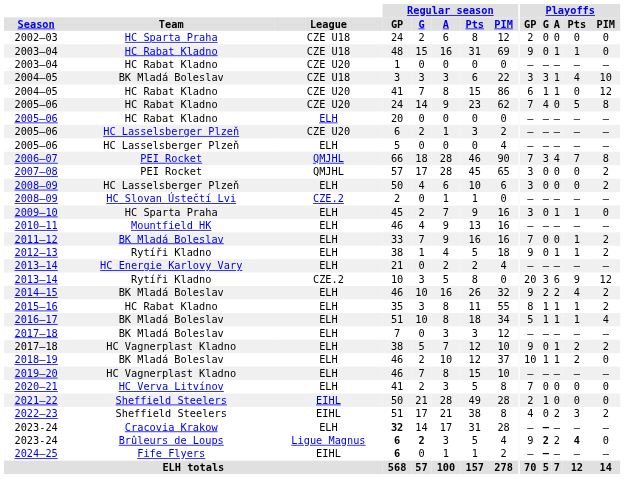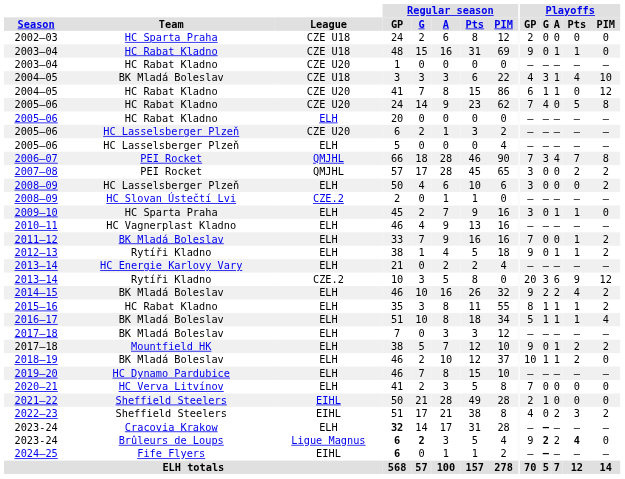(530, 78) 3 -> (530, 78) 4
(577, 172) 0 -> (577, 172) 2
(171, 226) Mountfield HK -> (171, 226) HC Vagnerplast Kladno
(171, 346) HC Vagnerplast Kladno -> (171, 346) Mountfield HK
(171, 373) HC Vagnerplast Kladno -> (171, 373) HC Dynamo Pardubice
